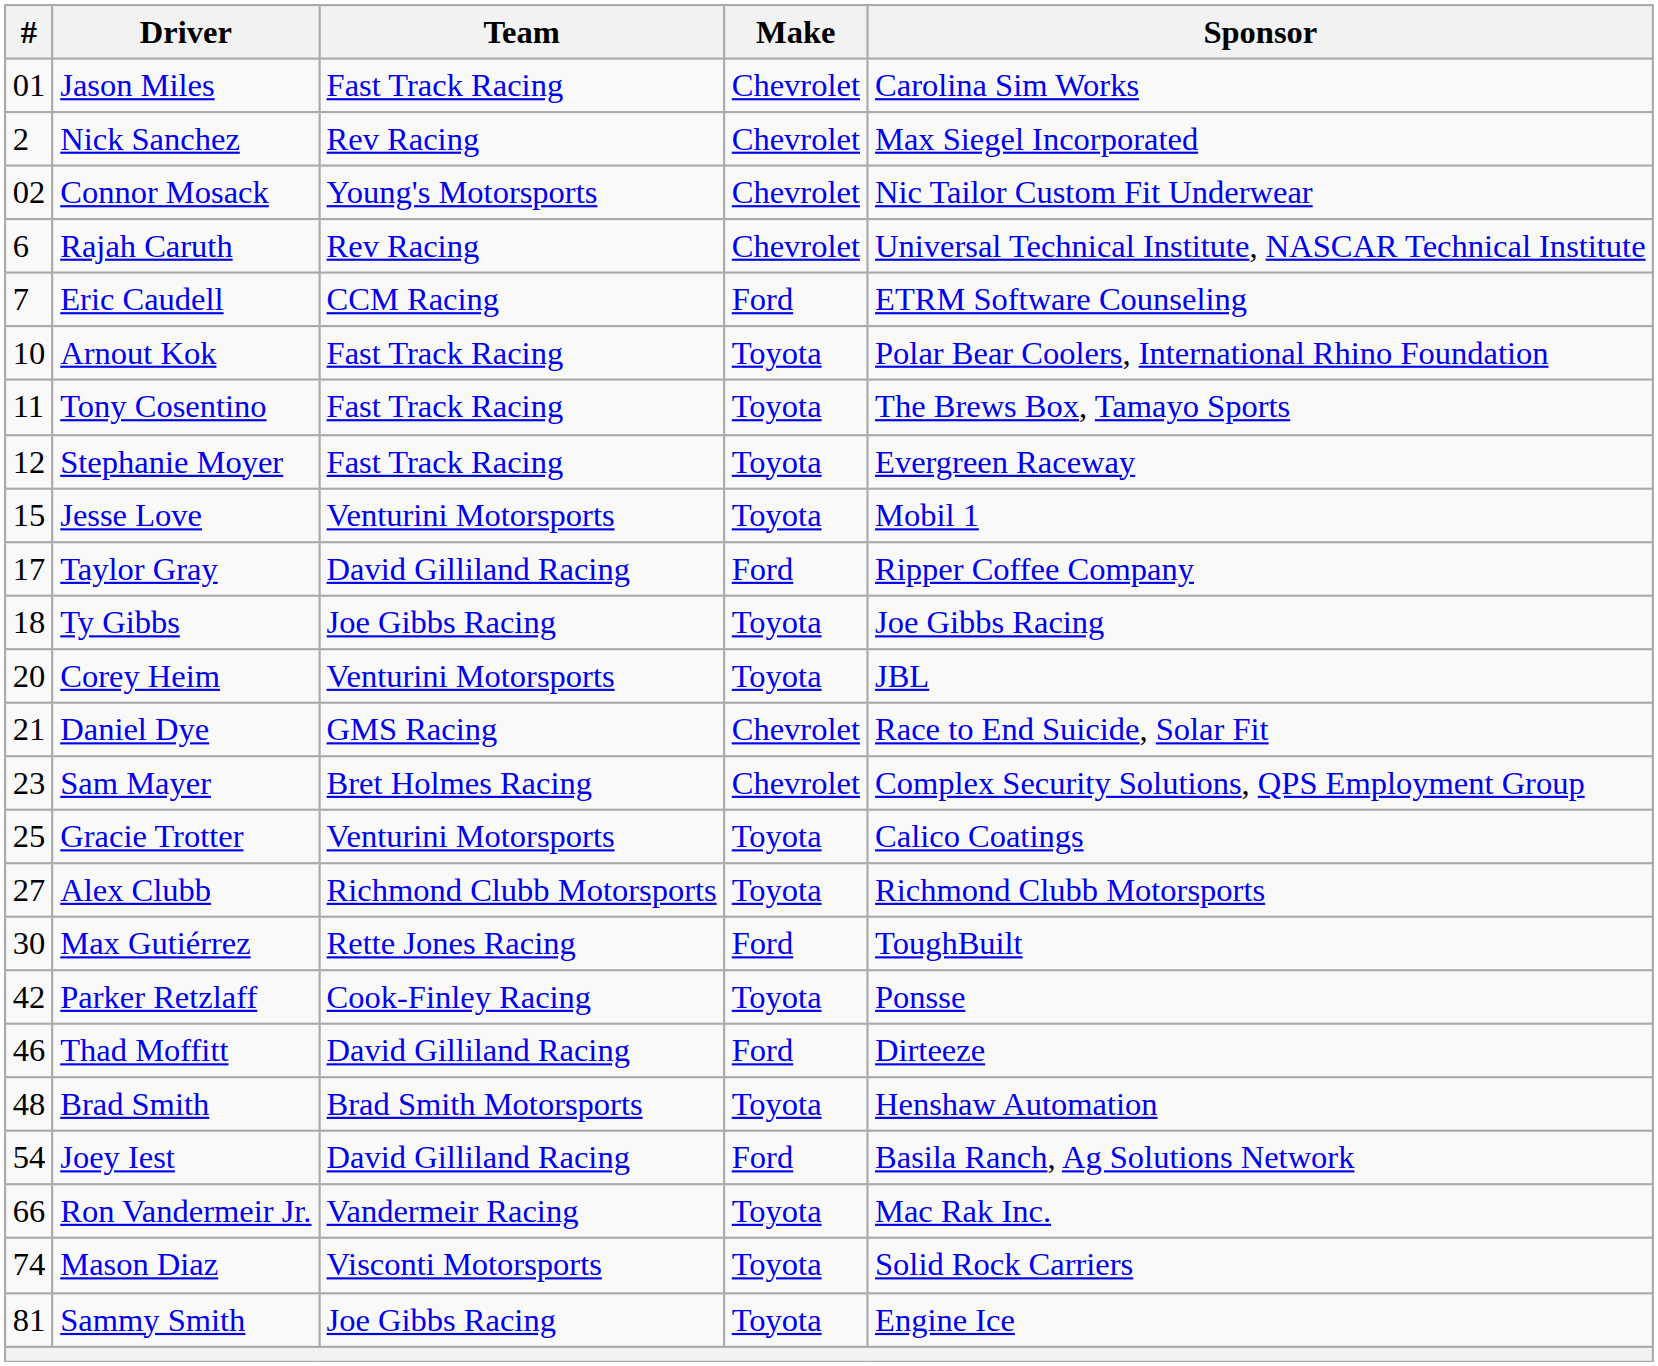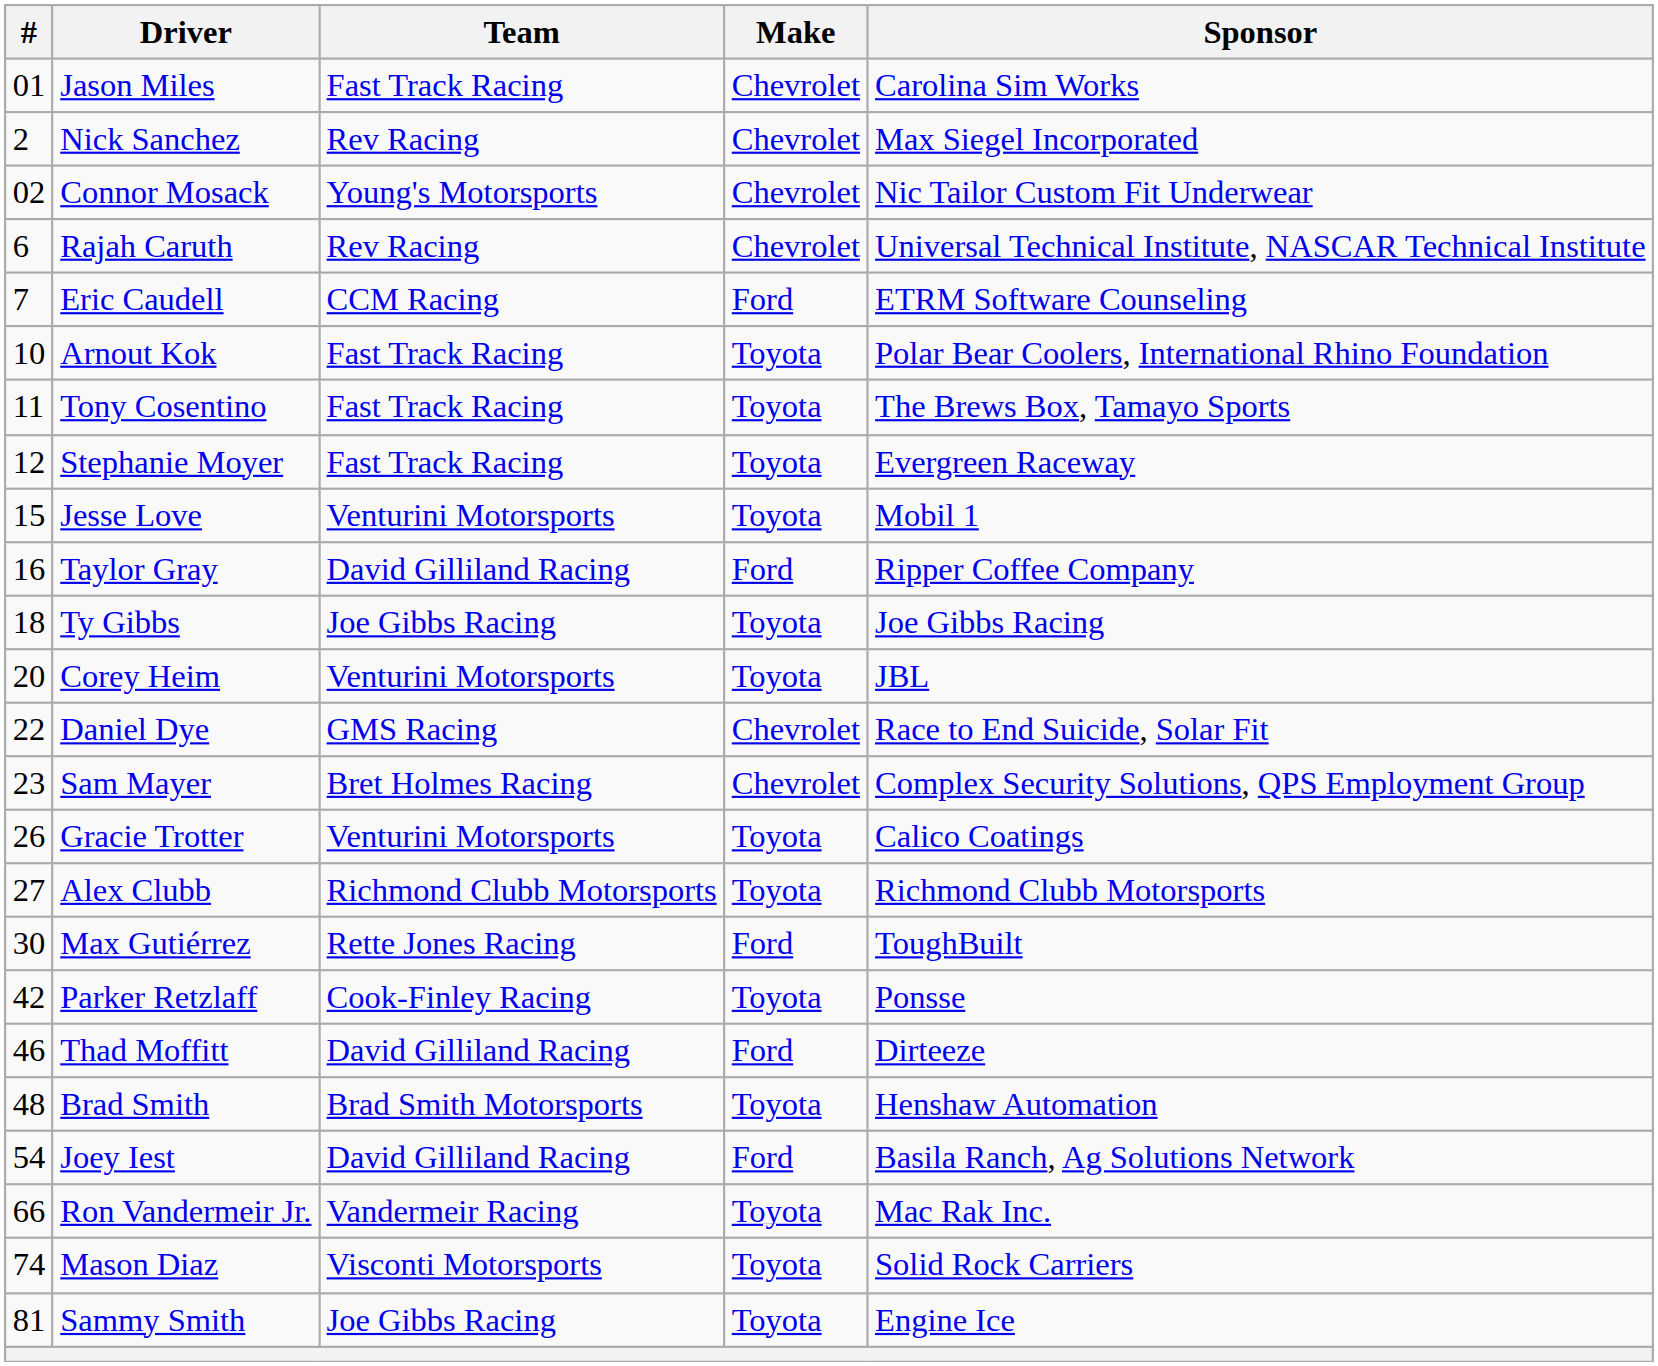(29, 567) 17 -> (29, 567) 16
(29, 728) 21 -> (29, 728) 22
(29, 836) 25 -> (29, 836) 26
